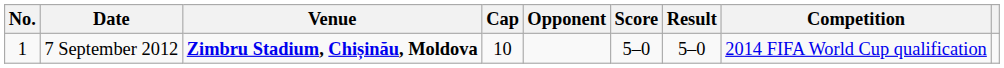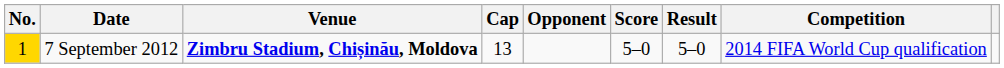(22, 48) no background -> (22, 48) gold background
(503, 48) 10 -> (503, 48) 13
